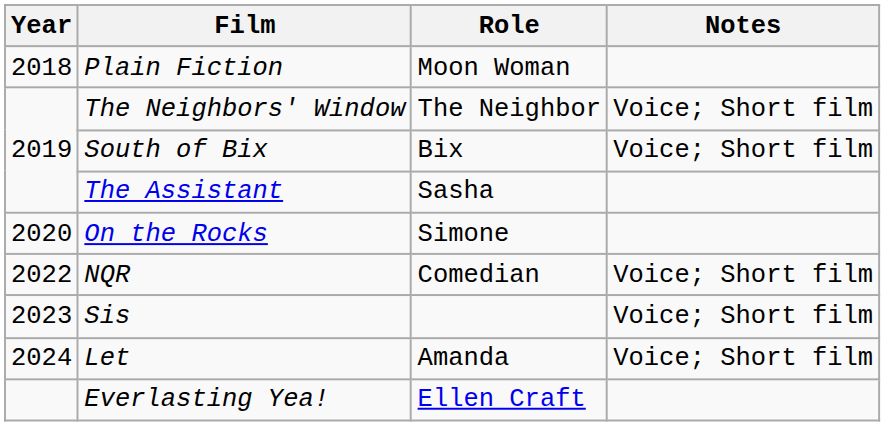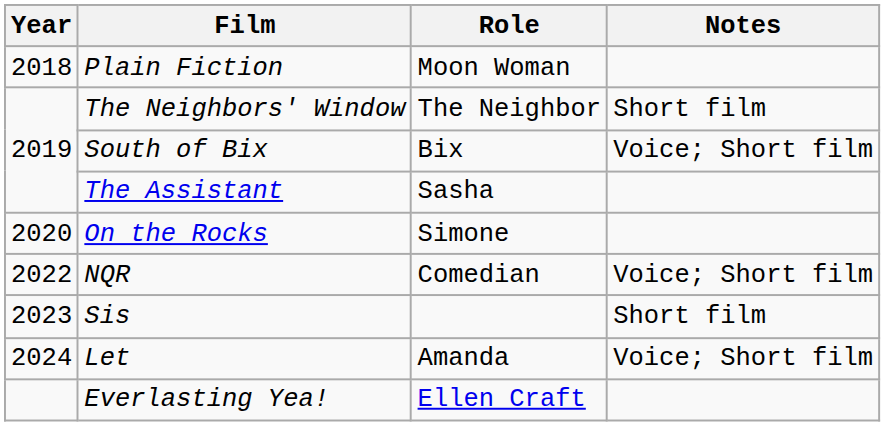(743, 109) Voice; Short film -> (690, 109) Short film
(743, 316) Voice; Short film -> (690, 316) Short film
